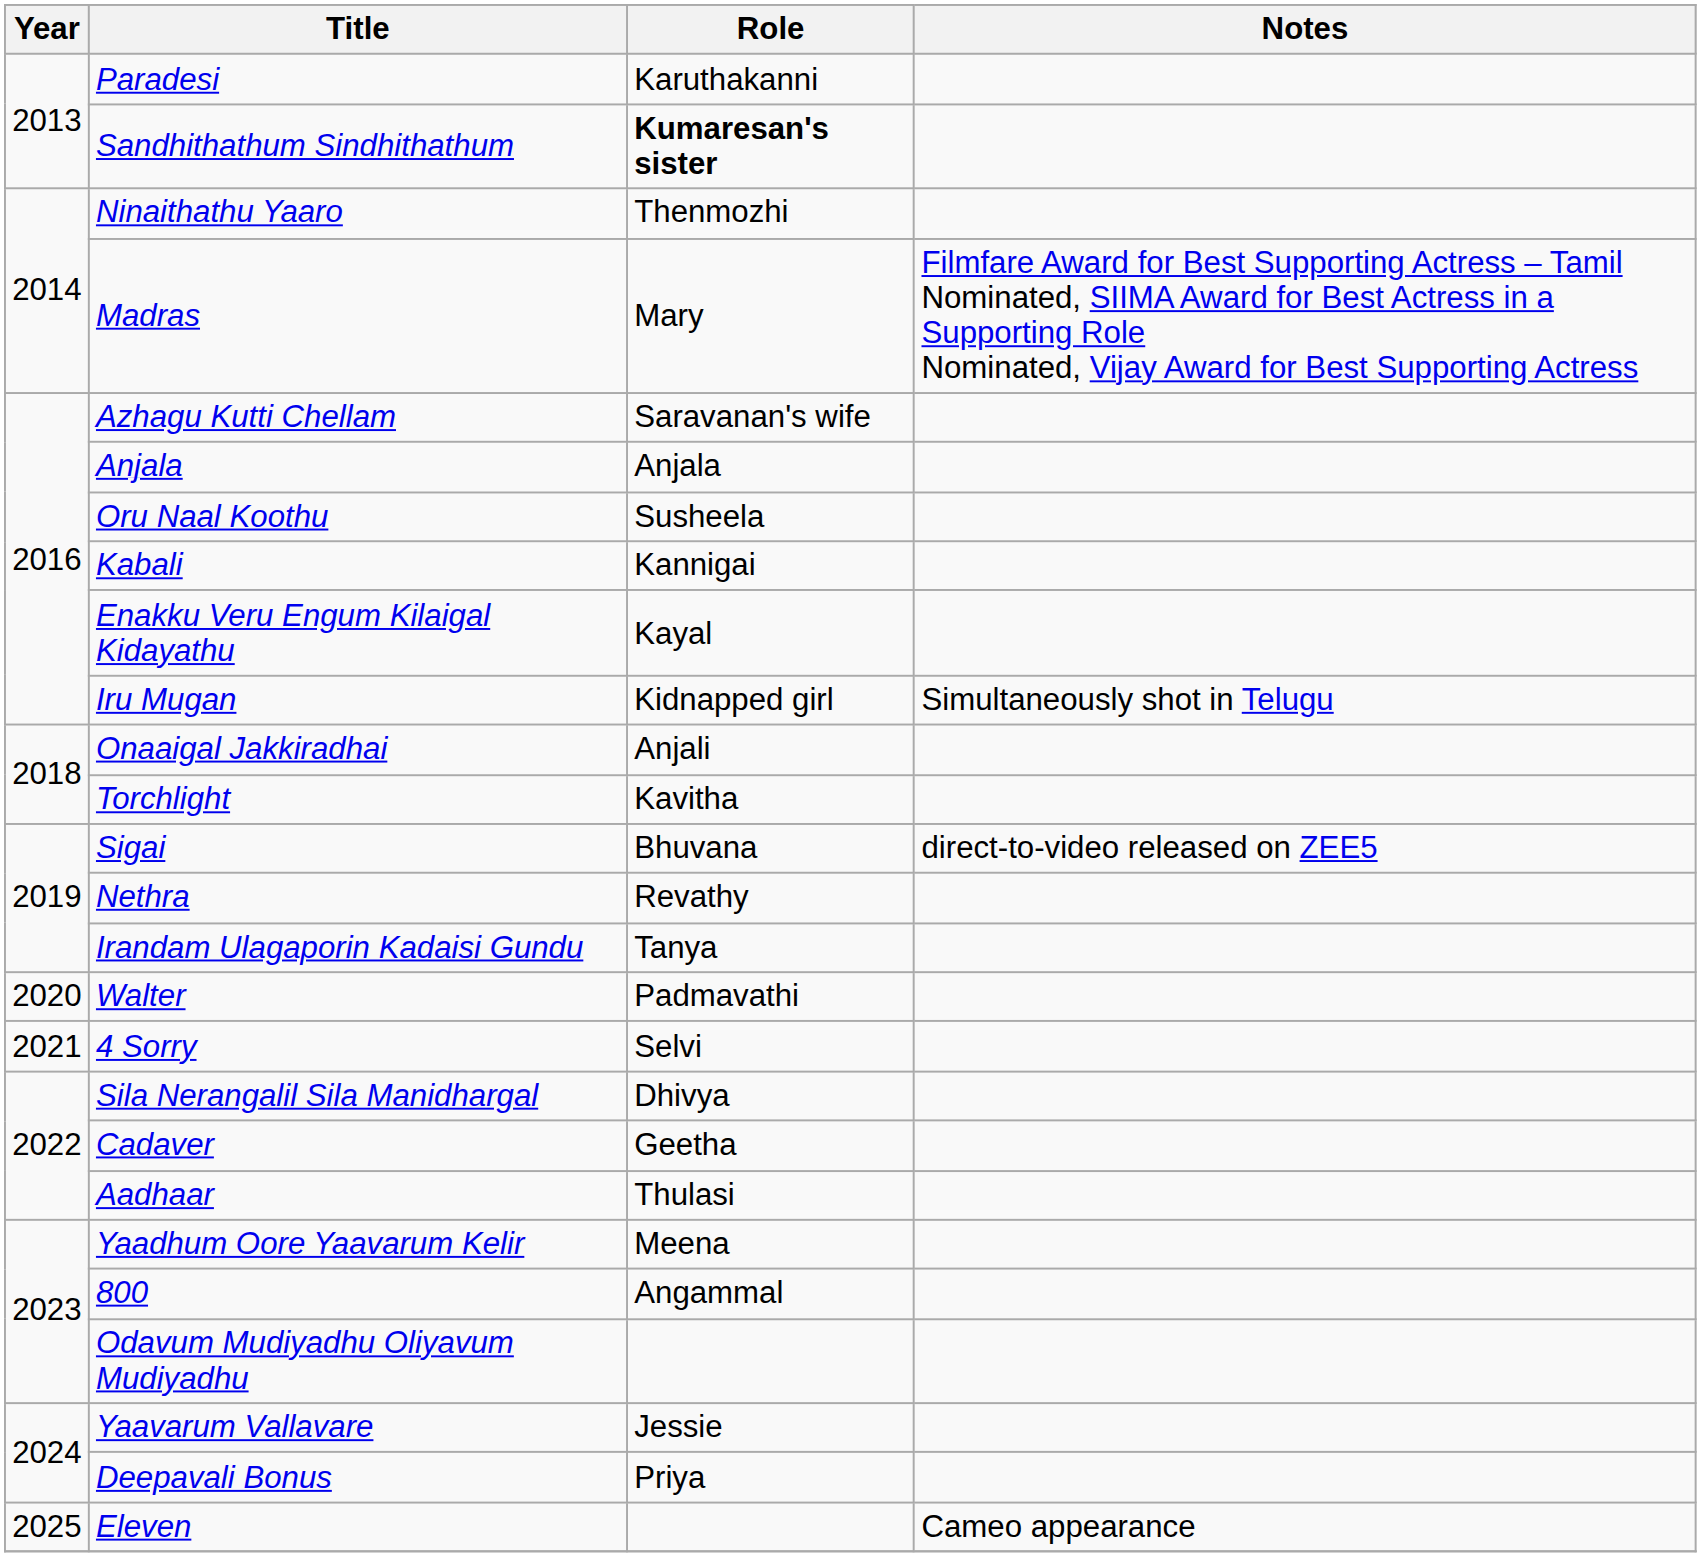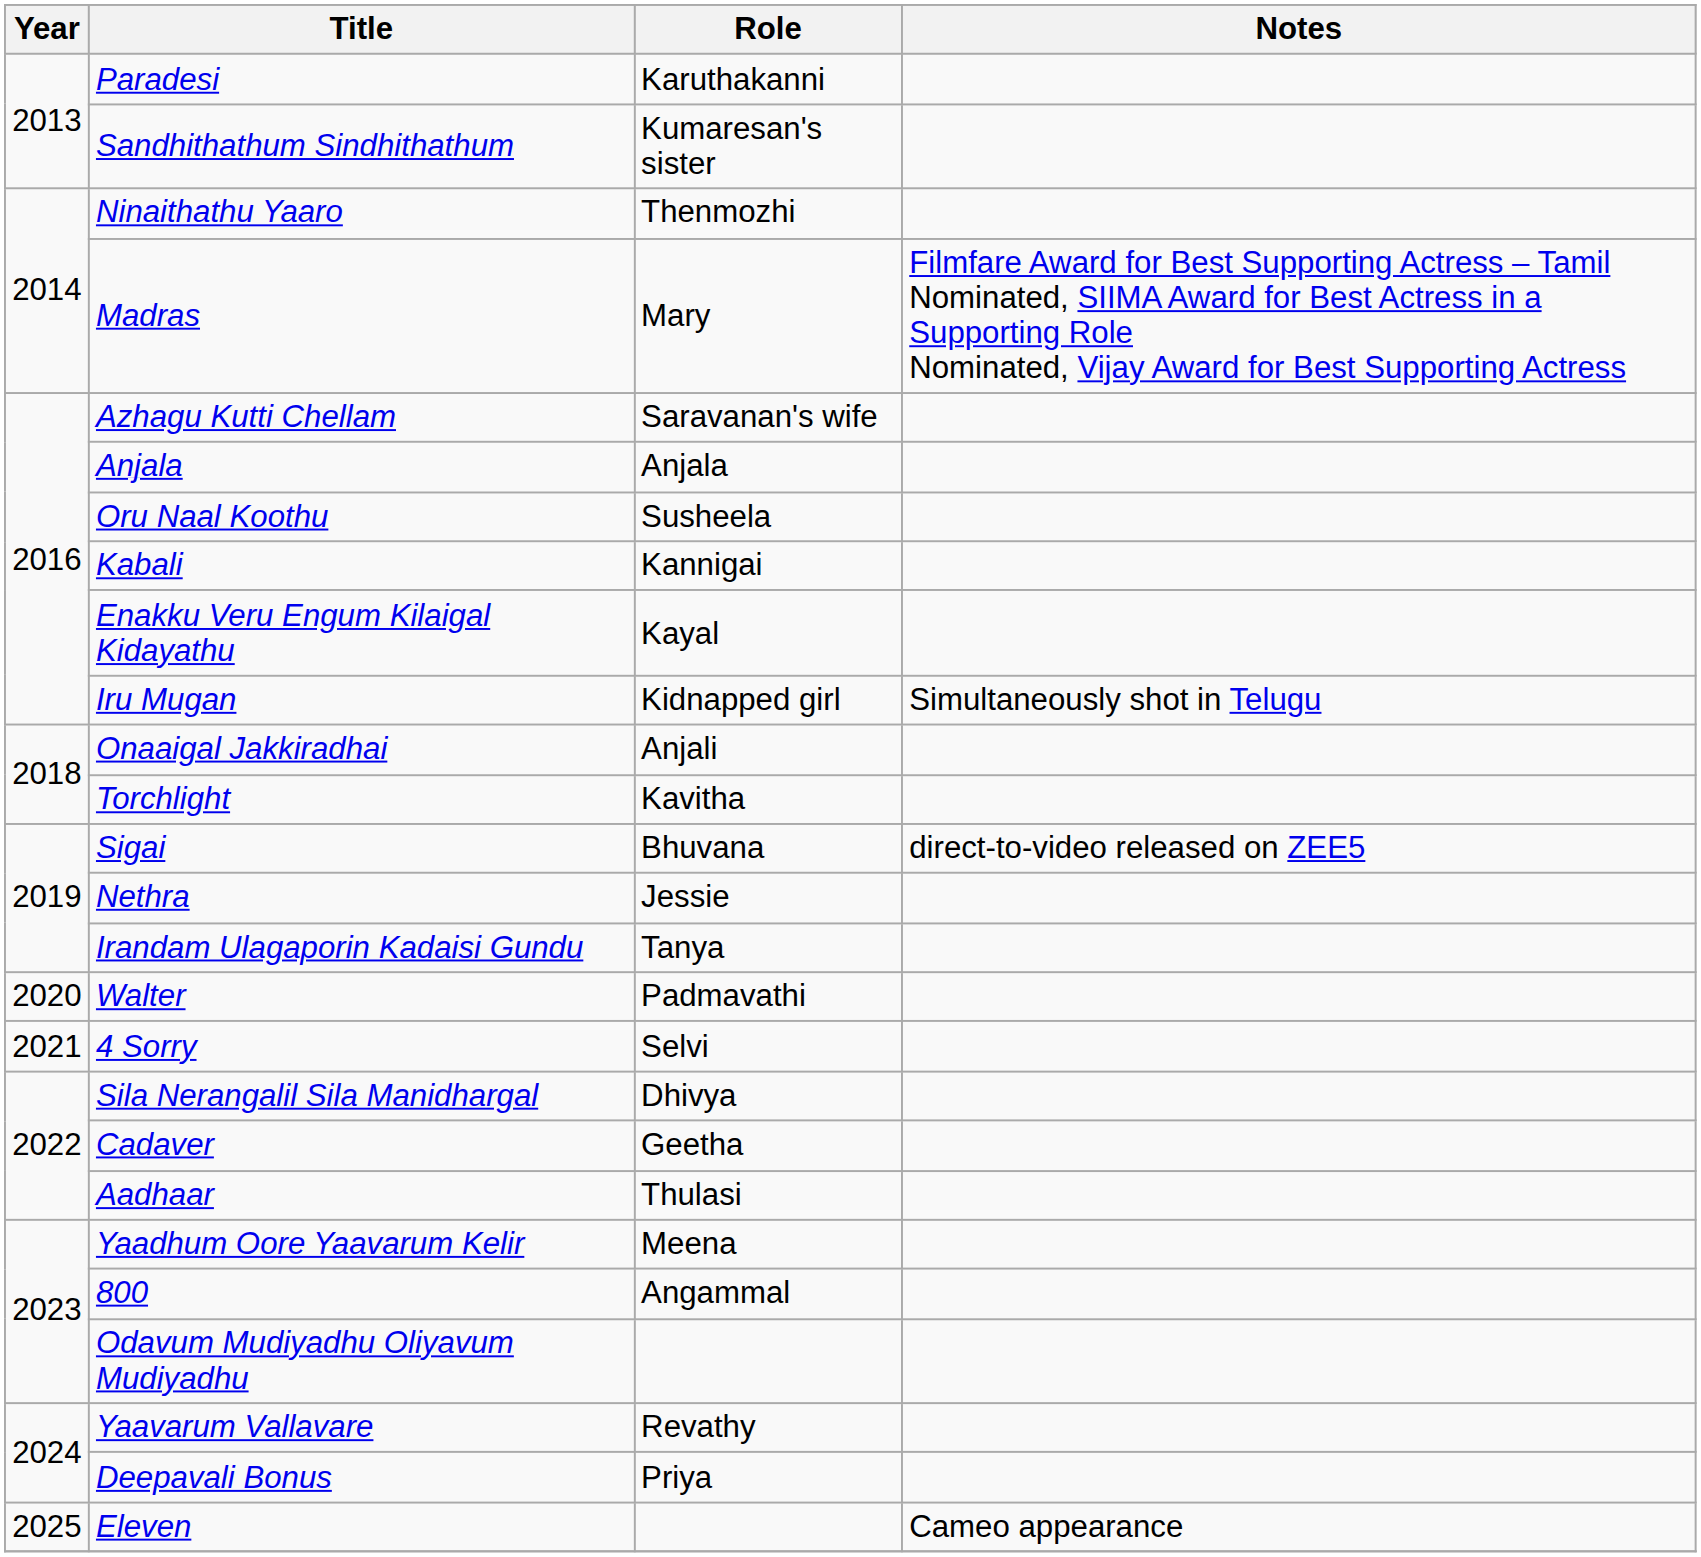(732, 145) bold -> (732, 145) normal
(691, 897) Revathy -> (685, 897) Jessie
(678, 1427) Jessie -> (698, 1427) Revathy
